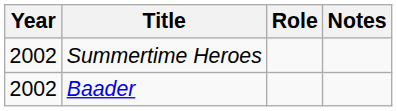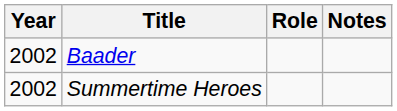rows swapped: (101, 88) <-> (164, 55)
